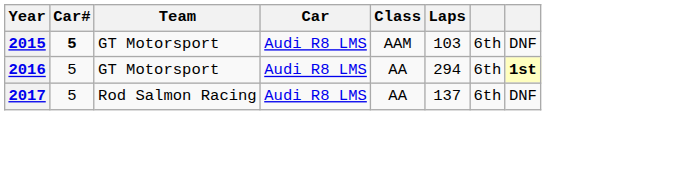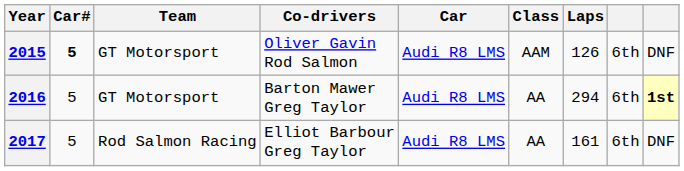+ column: (330, 17)
(447, 44) 103 -> (585, 53) 126
(447, 96) 137 -> (585, 142) 161
